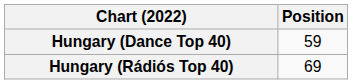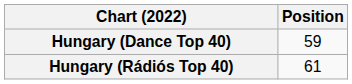(313, 66) 69 -> (313, 66) 61
